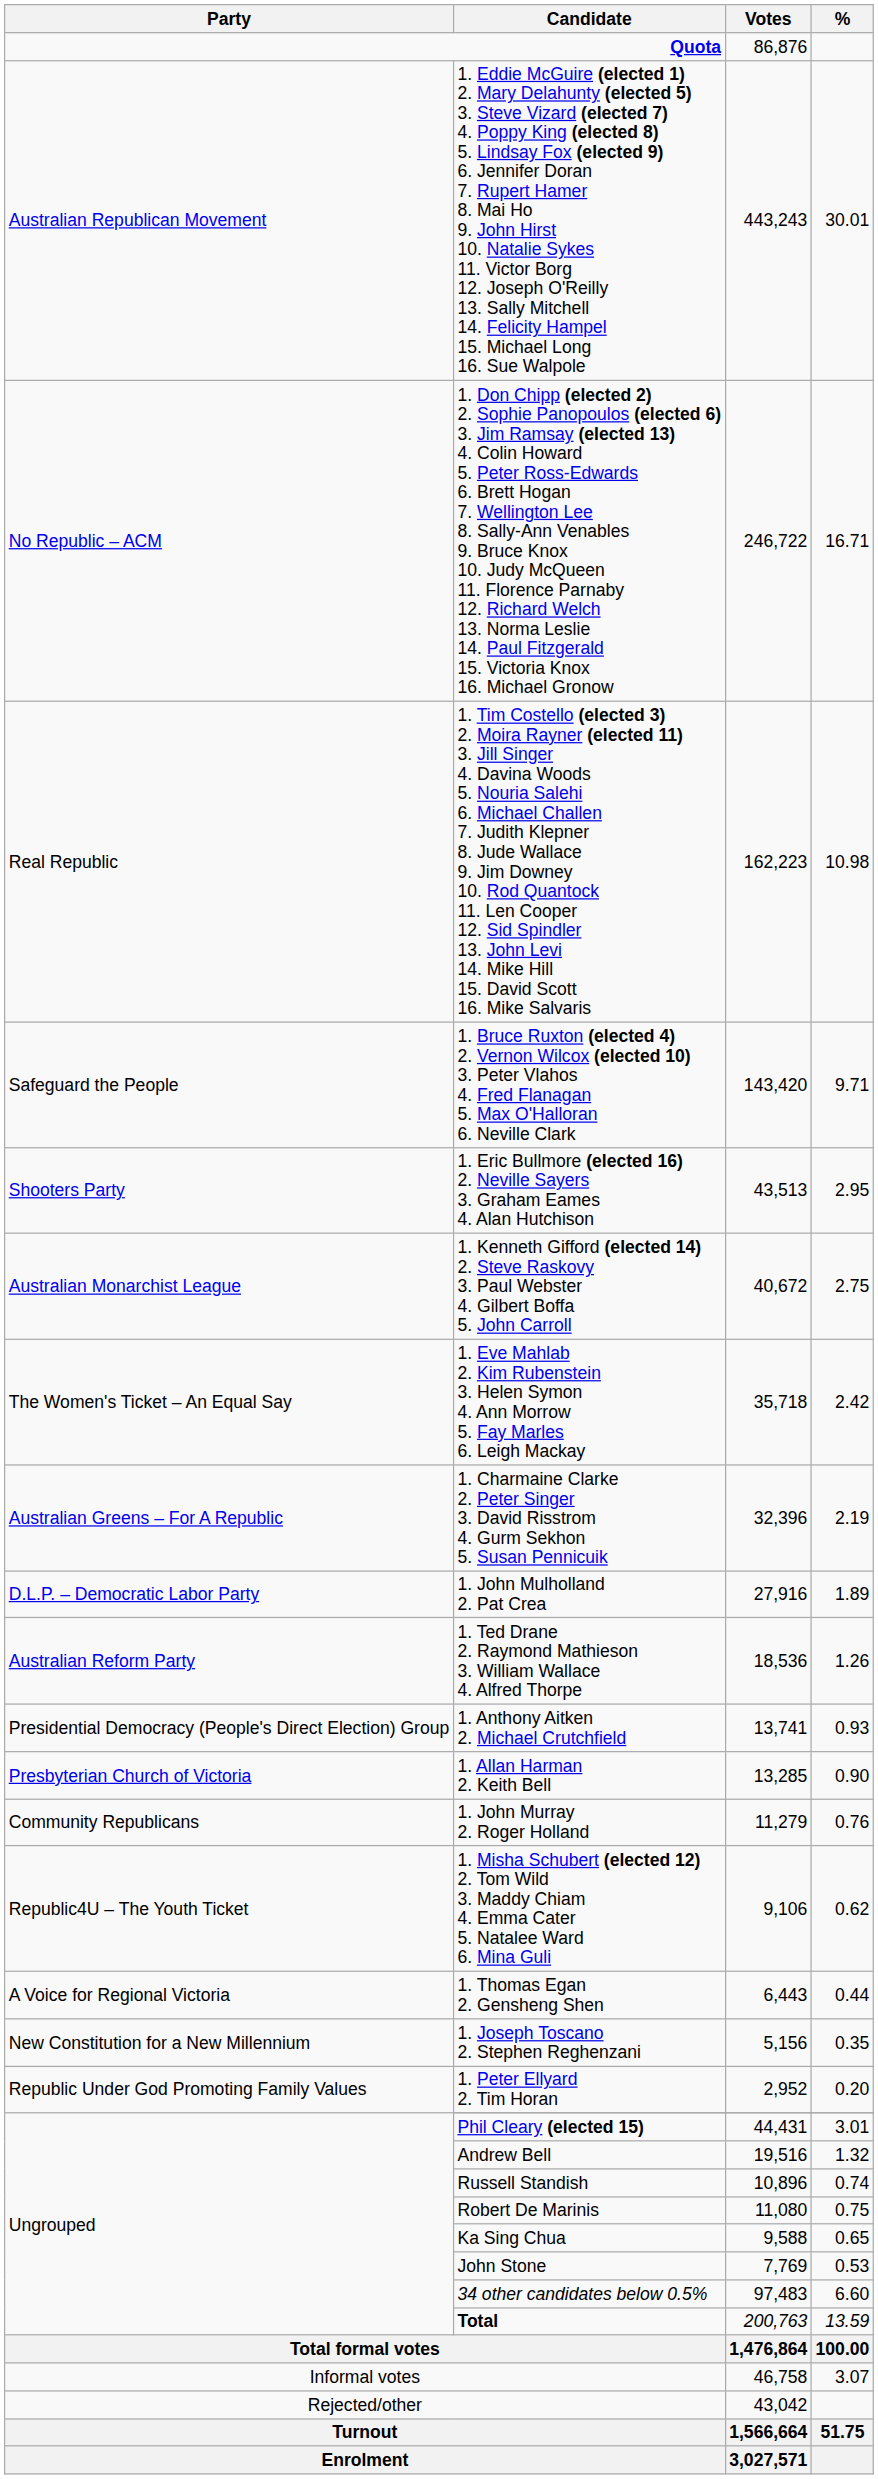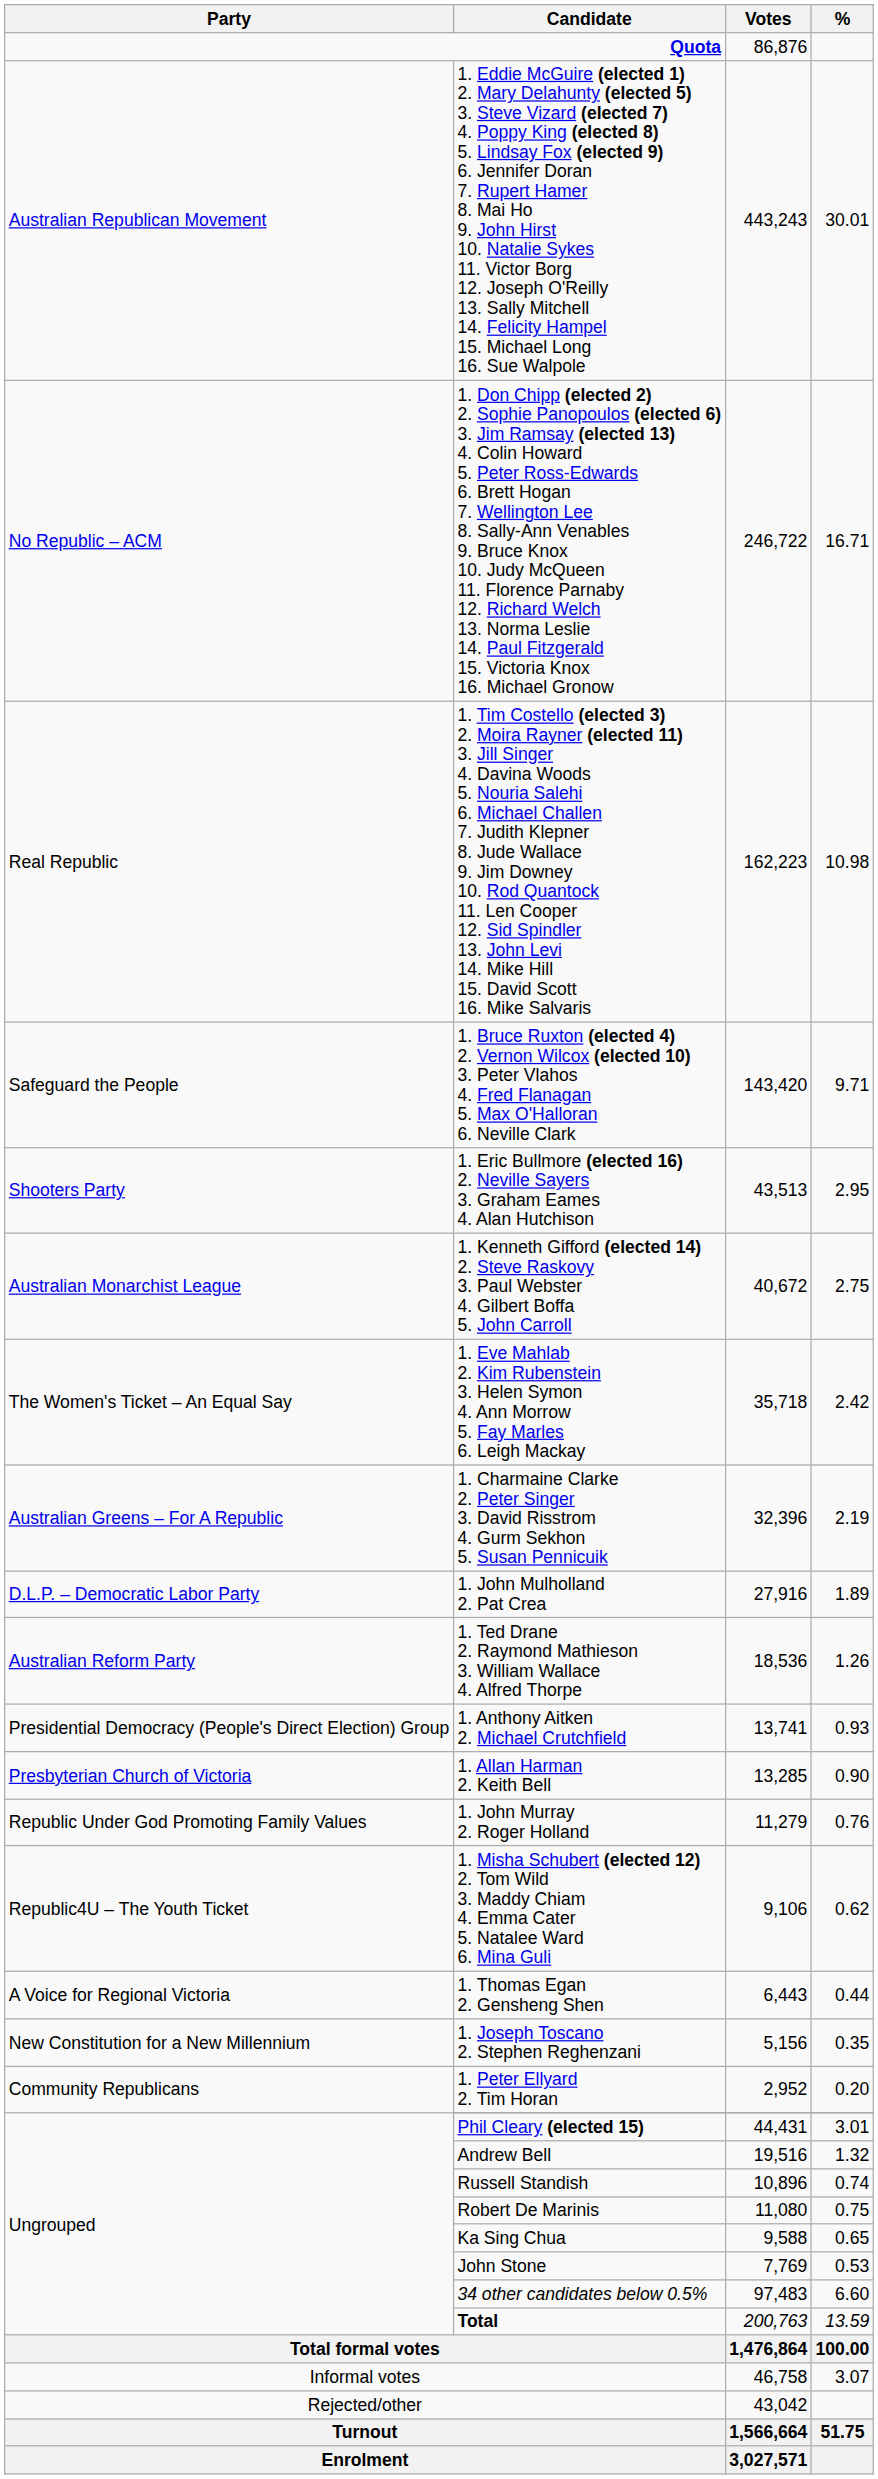(104, 1823) Community Republicans -> (188, 1823) Republic Under God Promoting Family Values
(188, 2090) Republic Under God Promoting Family Values -> (104, 2090) Community Republicans
